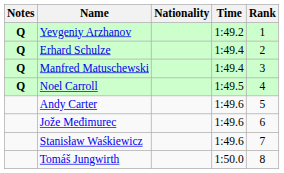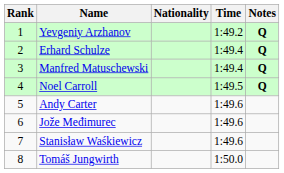columns swapped: (262, 13) <-> (21, 13)
